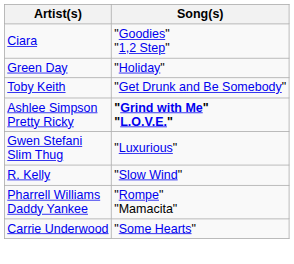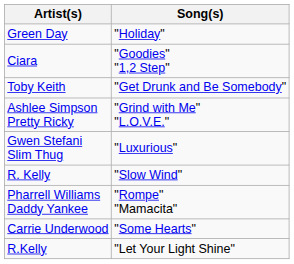rows swapped: (37, 68) <-> (22, 41)
(161, 114) bold -> (157, 114) normal
+ row: (27, 248)
